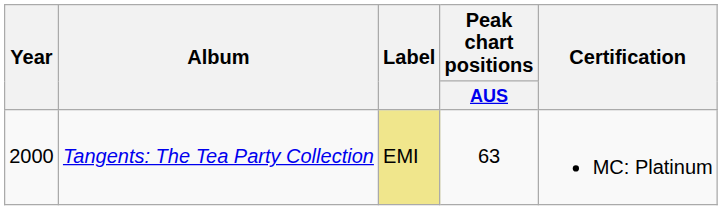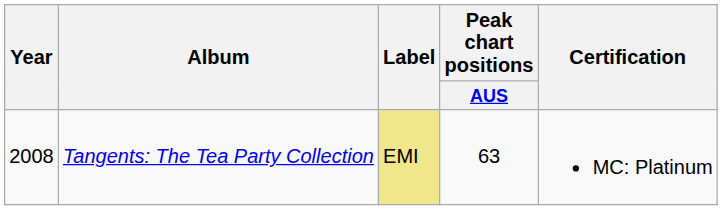(31, 156) 2000 -> (31, 156) 2008
